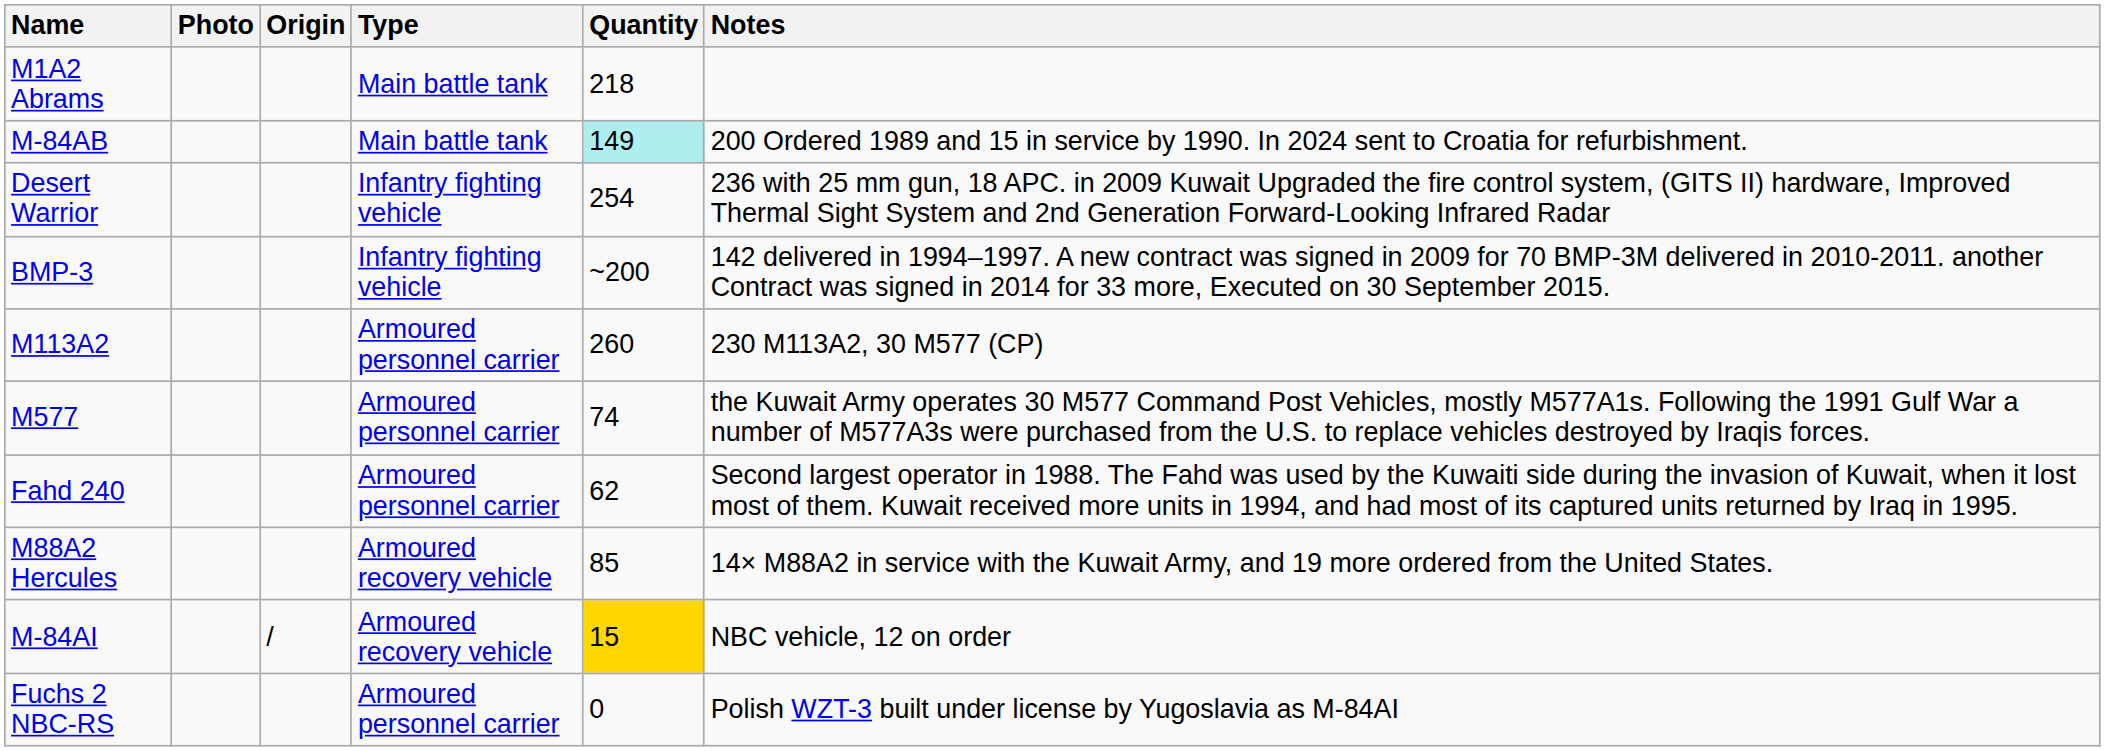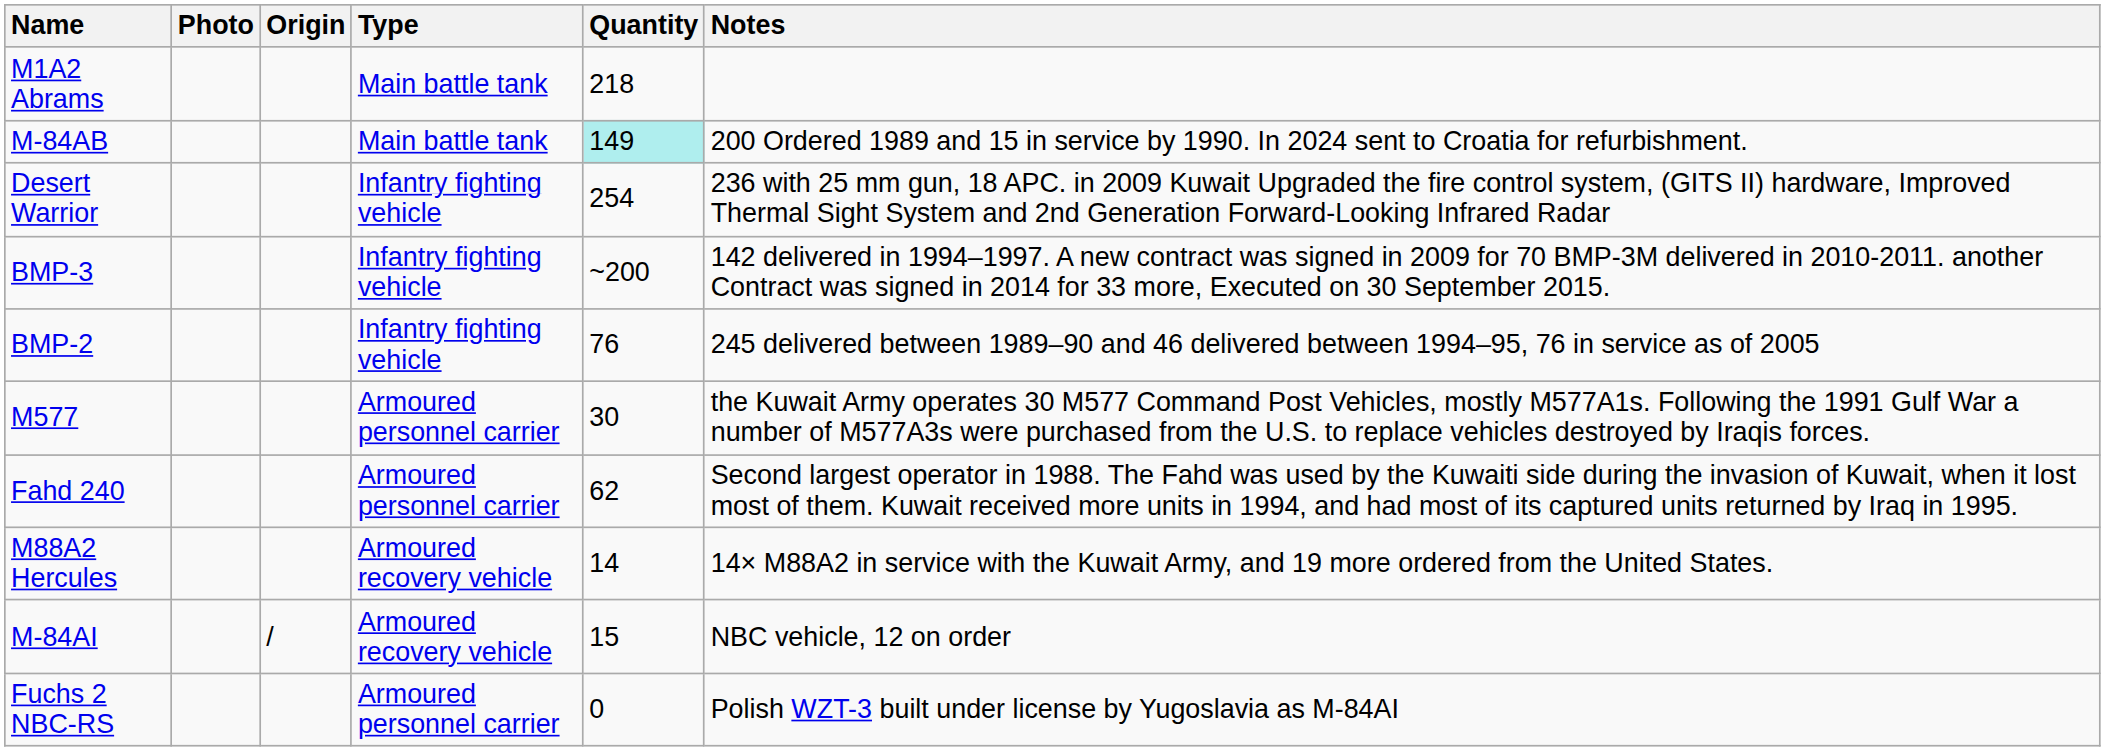+ row: (52, 344)
- row: (60, 344)
(604, 417) 74 -> (604, 417) 30
(604, 563) 85 -> (604, 563) 14
(604, 636) gold background -> (604, 636) no background
